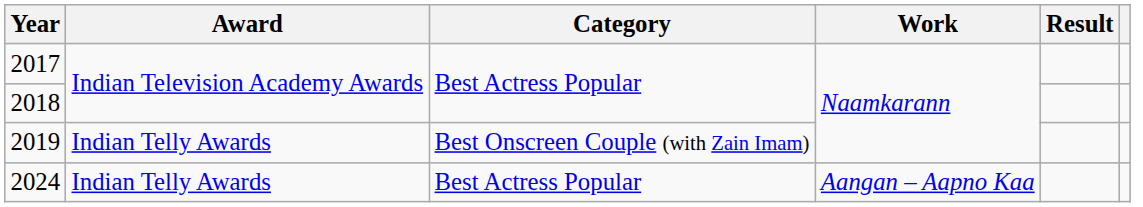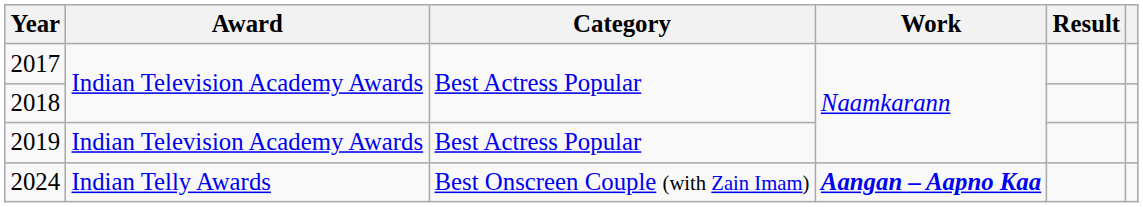(171, 142) Indian Telly Awards -> (247, 142) Indian Television Academy Awards
(622, 142) Best Onscreen Couple (with Zain Imam) -> (538, 142) Best Actress Popular
(538, 181) Best Actress Popular -> (622, 181) Best Onscreen Couple (with Zain Imam)
(928, 181) normal -> (931, 181) bold
